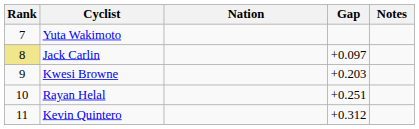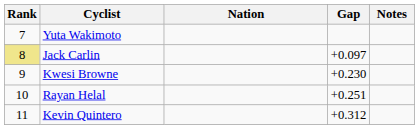(349, 74) +0.203 -> (349, 74) +0.230
